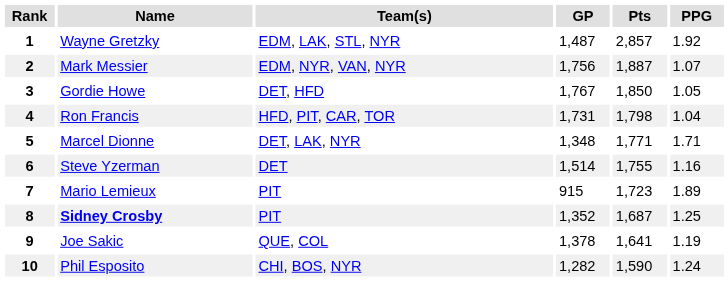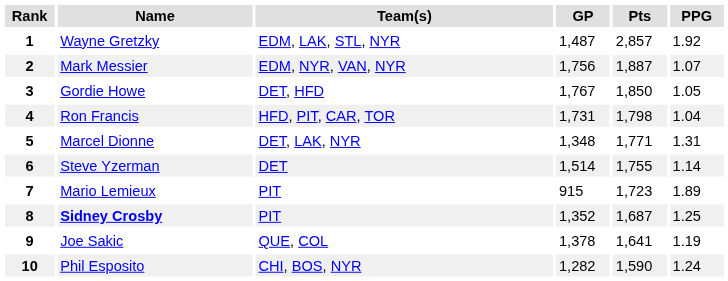(687, 141) 1.71 -> (687, 141) 1.31
(687, 166) 1.16 -> (687, 166) 1.14
